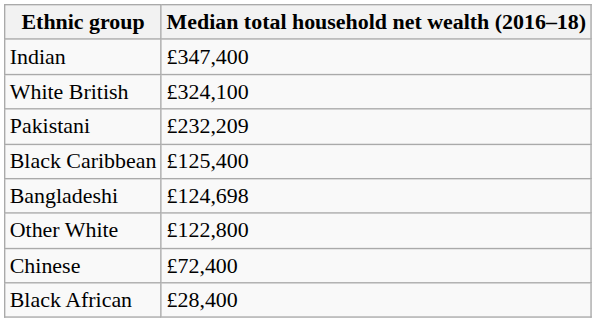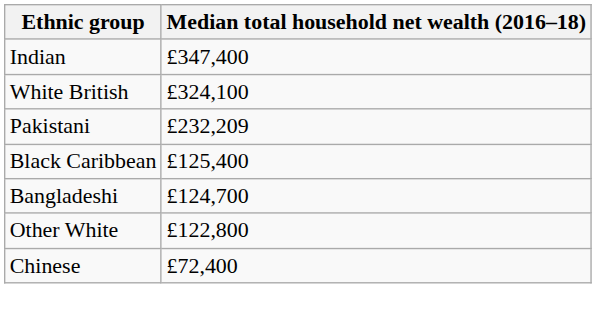(208, 195) £124,698 -> (208, 195) £124,700
- row: (71, 299)
